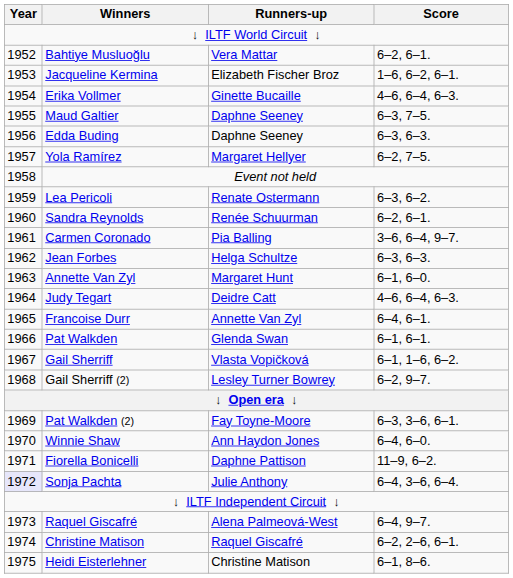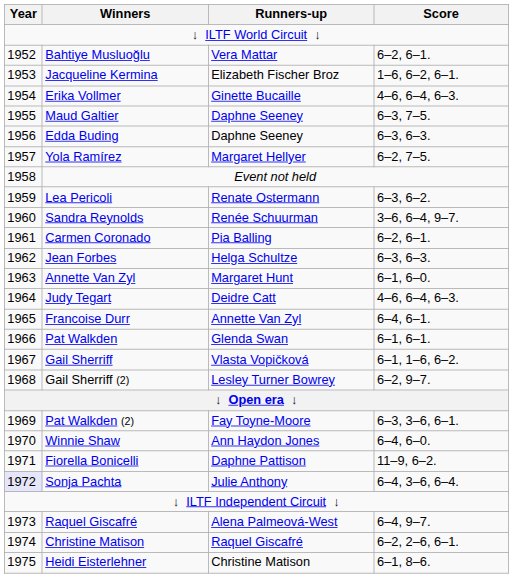(404, 217) 6–2, 6–1. -> (418, 217) 3–6, 6–4, 9–7.
(418, 237) 3–6, 6–4, 9–7. -> (404, 237) 6–2, 6–1.
